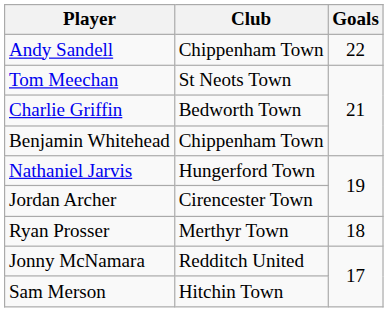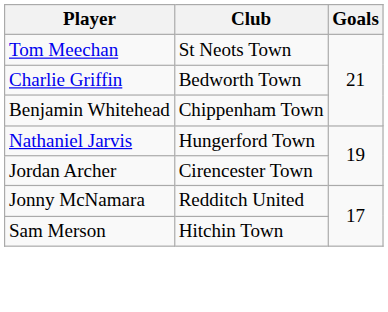- row: (61, 49)
- row: (59, 230)
